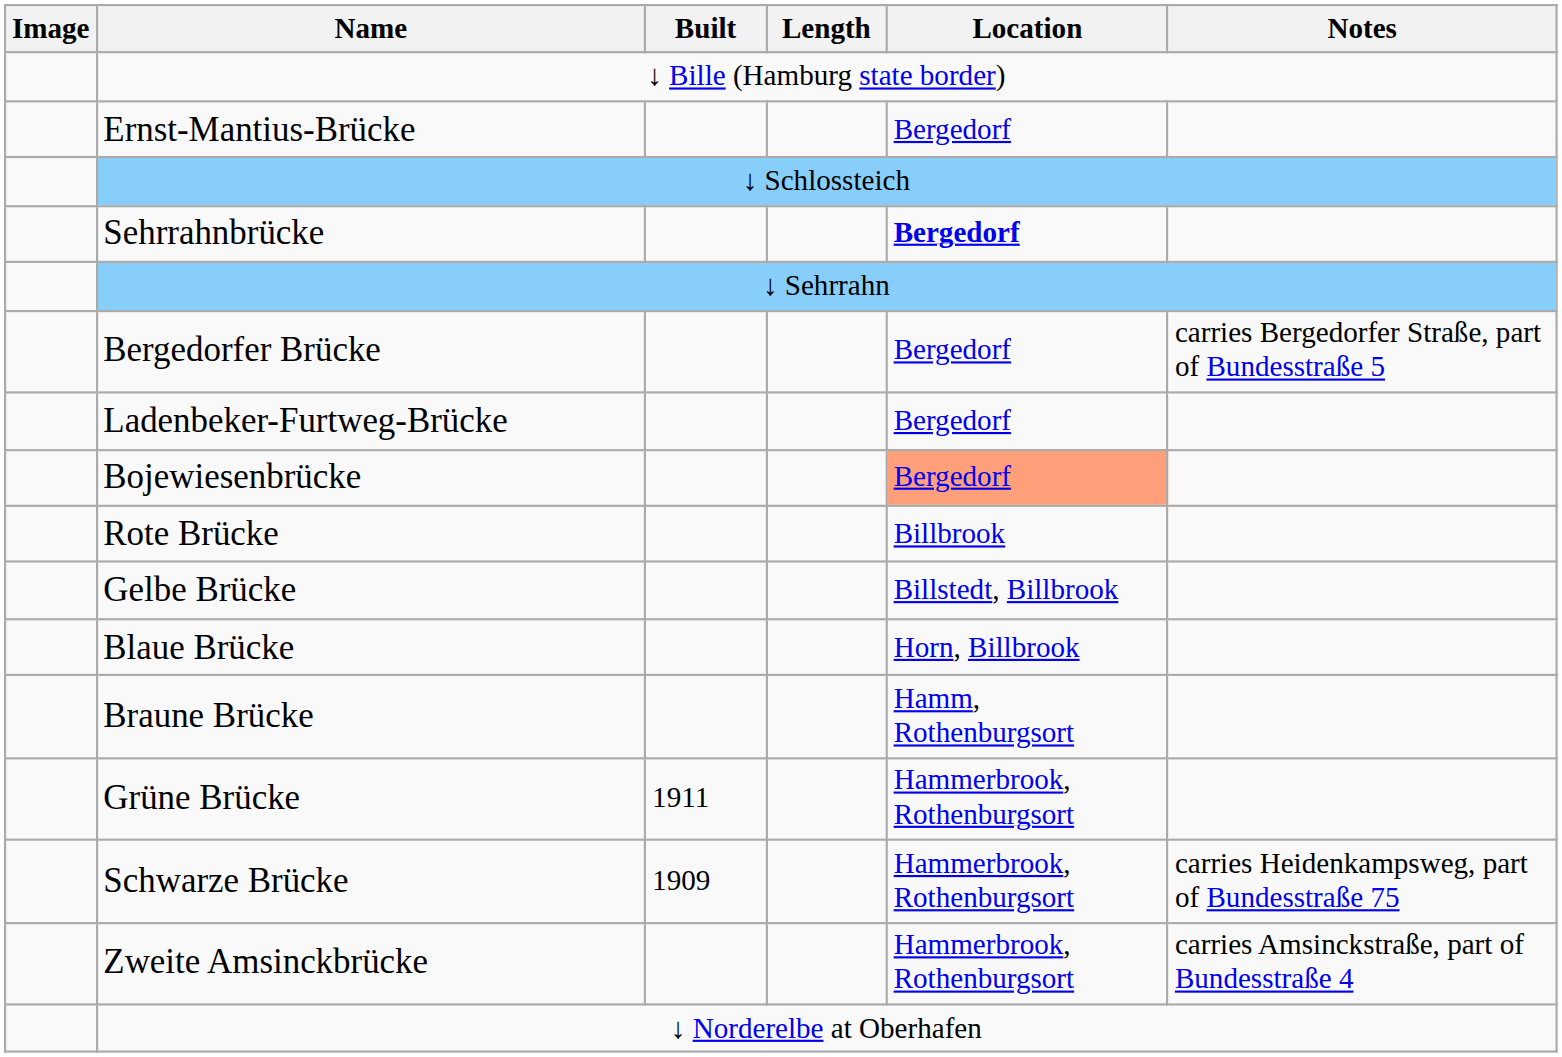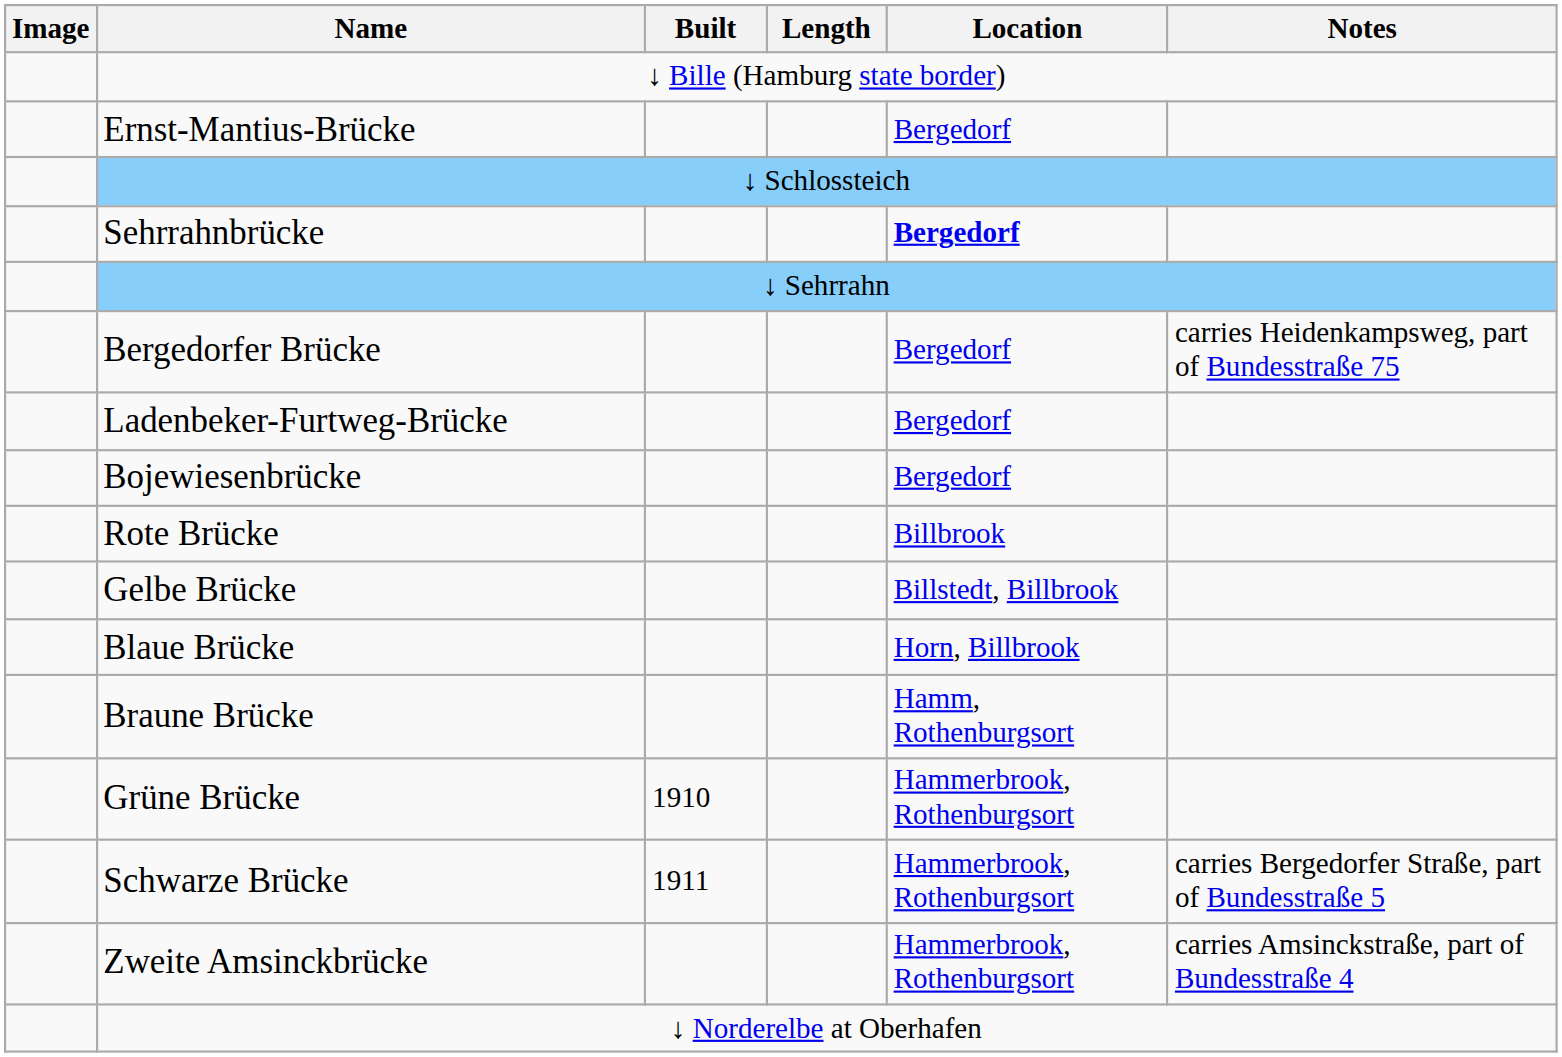(1358, 350) carries Bergedorfer Straße, part of Bundesstraße 5 -> (1351, 350) carries Heidenkampsweg, part of Bundesstraße 75
(952, 476) lightsalmon background -> (952, 476) no background
(681, 797) 1911 -> (681, 797) 1910
(681, 880) 1909 -> (681, 880) 1911
(1351, 880) carries Heidenkampsweg, part of Bundesstraße 75 -> (1358, 880) carries Bergedorfer Straße, part of Bundesstraße 5
